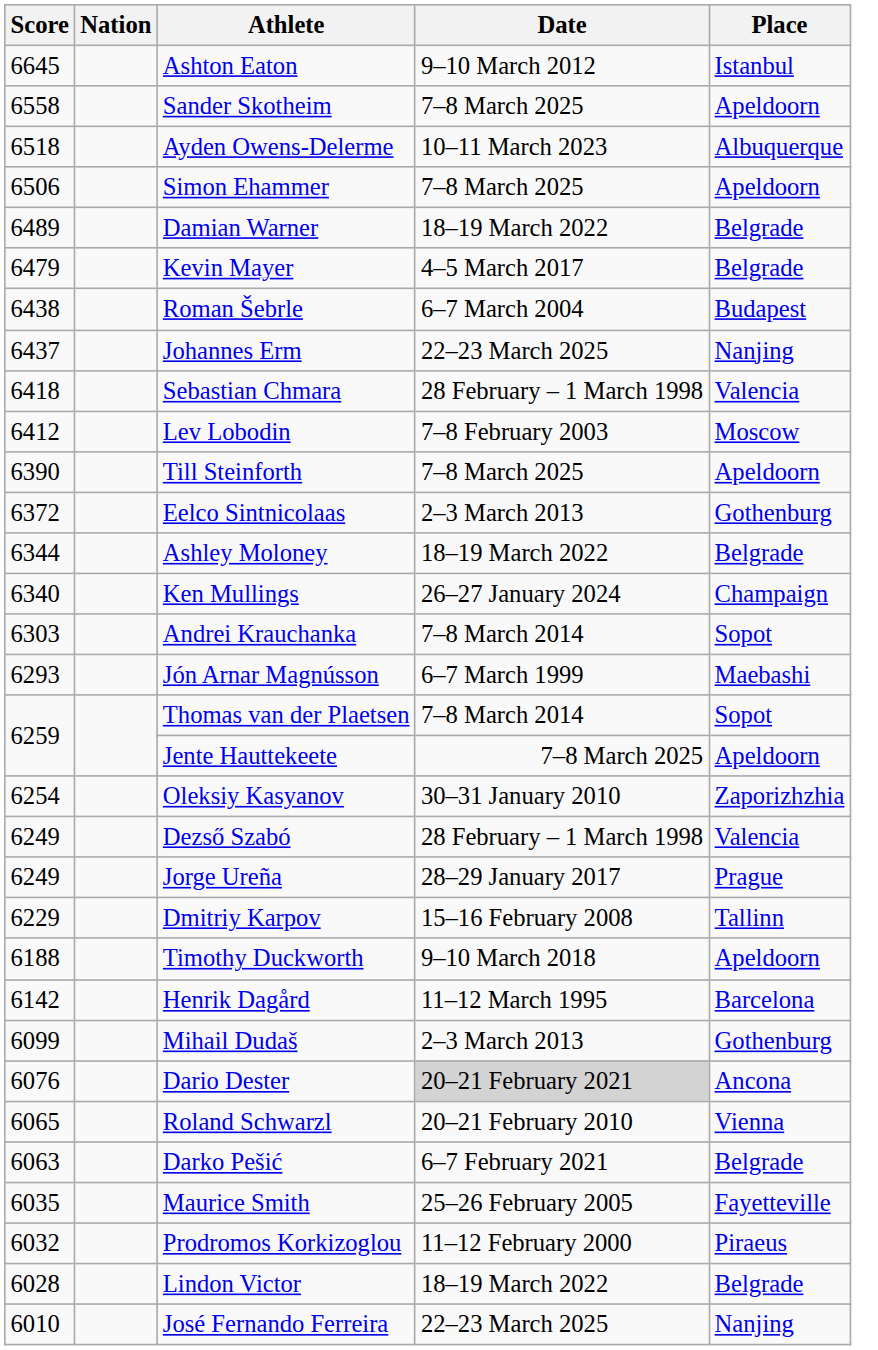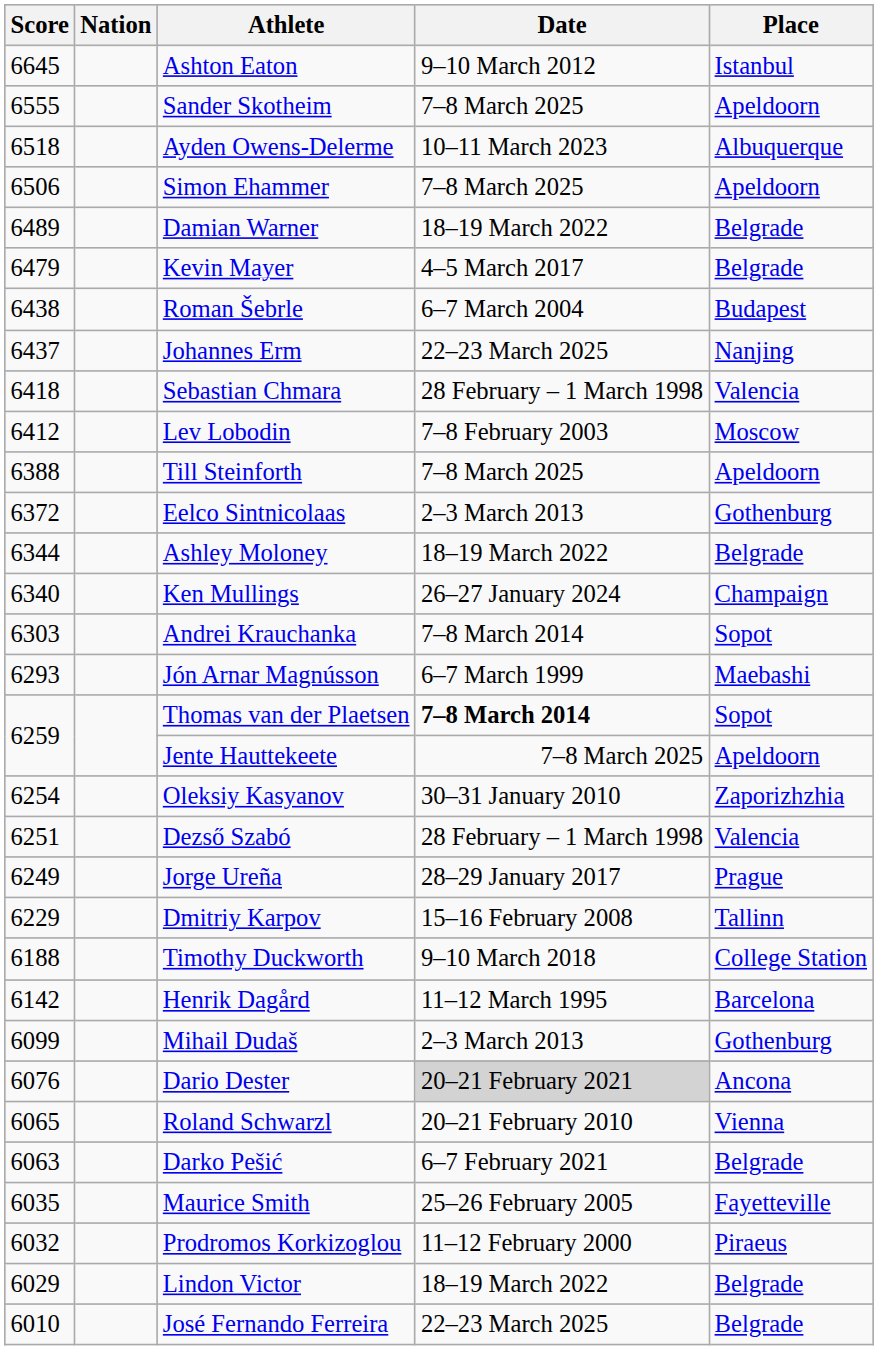(35, 106) 6558 -> (35, 106) 6555
(35, 471) 6390 -> (35, 471) 6388
(502, 715) normal -> (505, 715) bold
(35, 837) 6249 -> (35, 837) 6251
(767, 958) Apeldoorn -> (791, 958) College Station
(35, 1283) 6028 -> (35, 1283) 6029
(754, 1324) Nanjing -> (759, 1324) Belgrade
